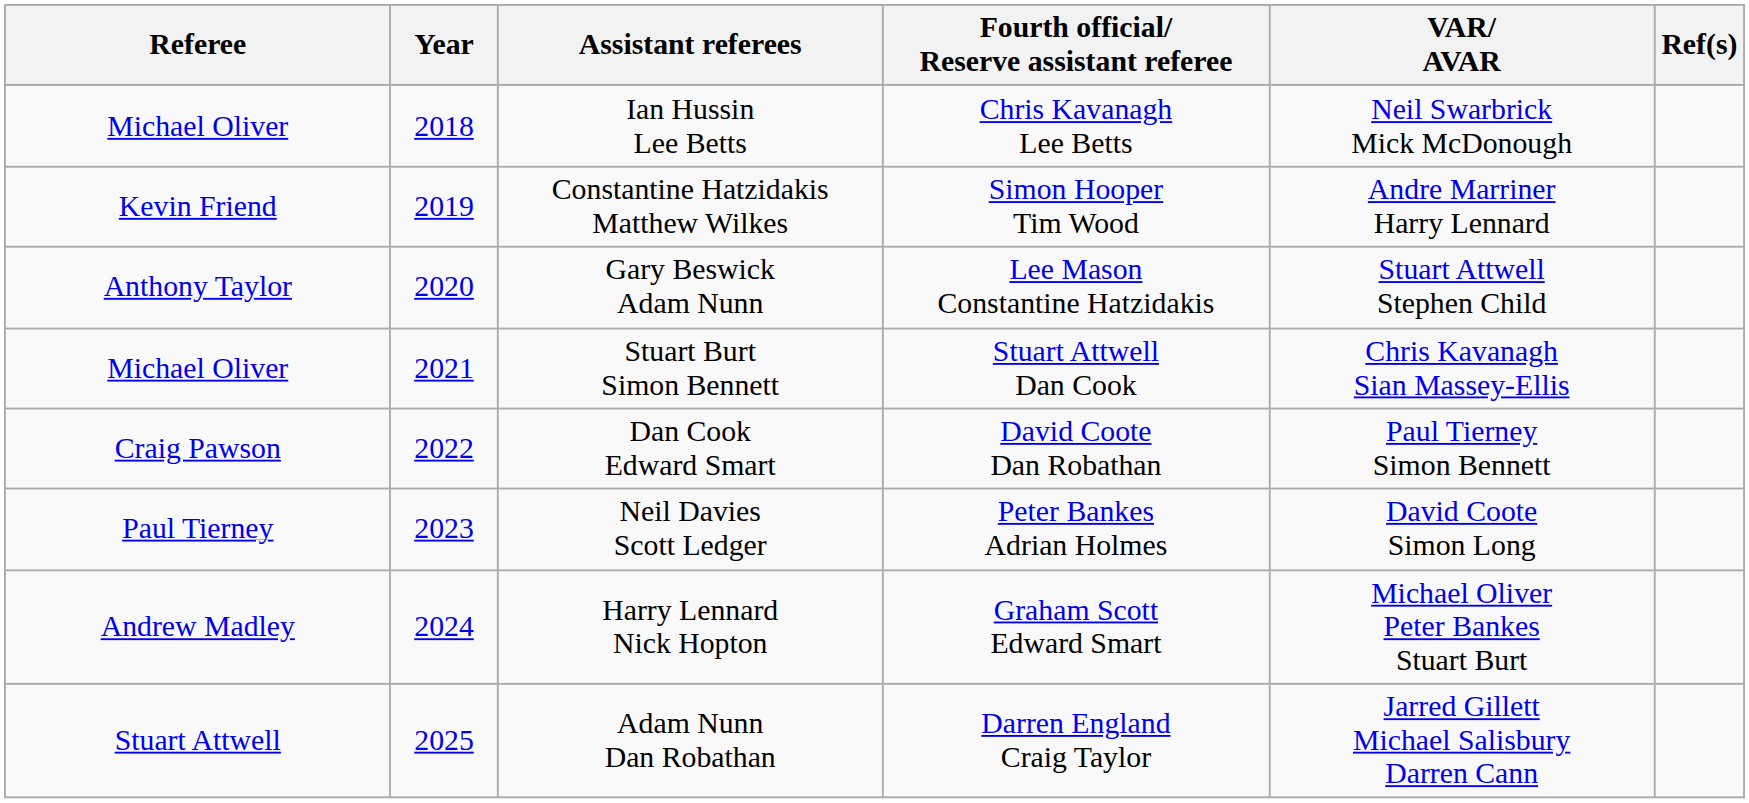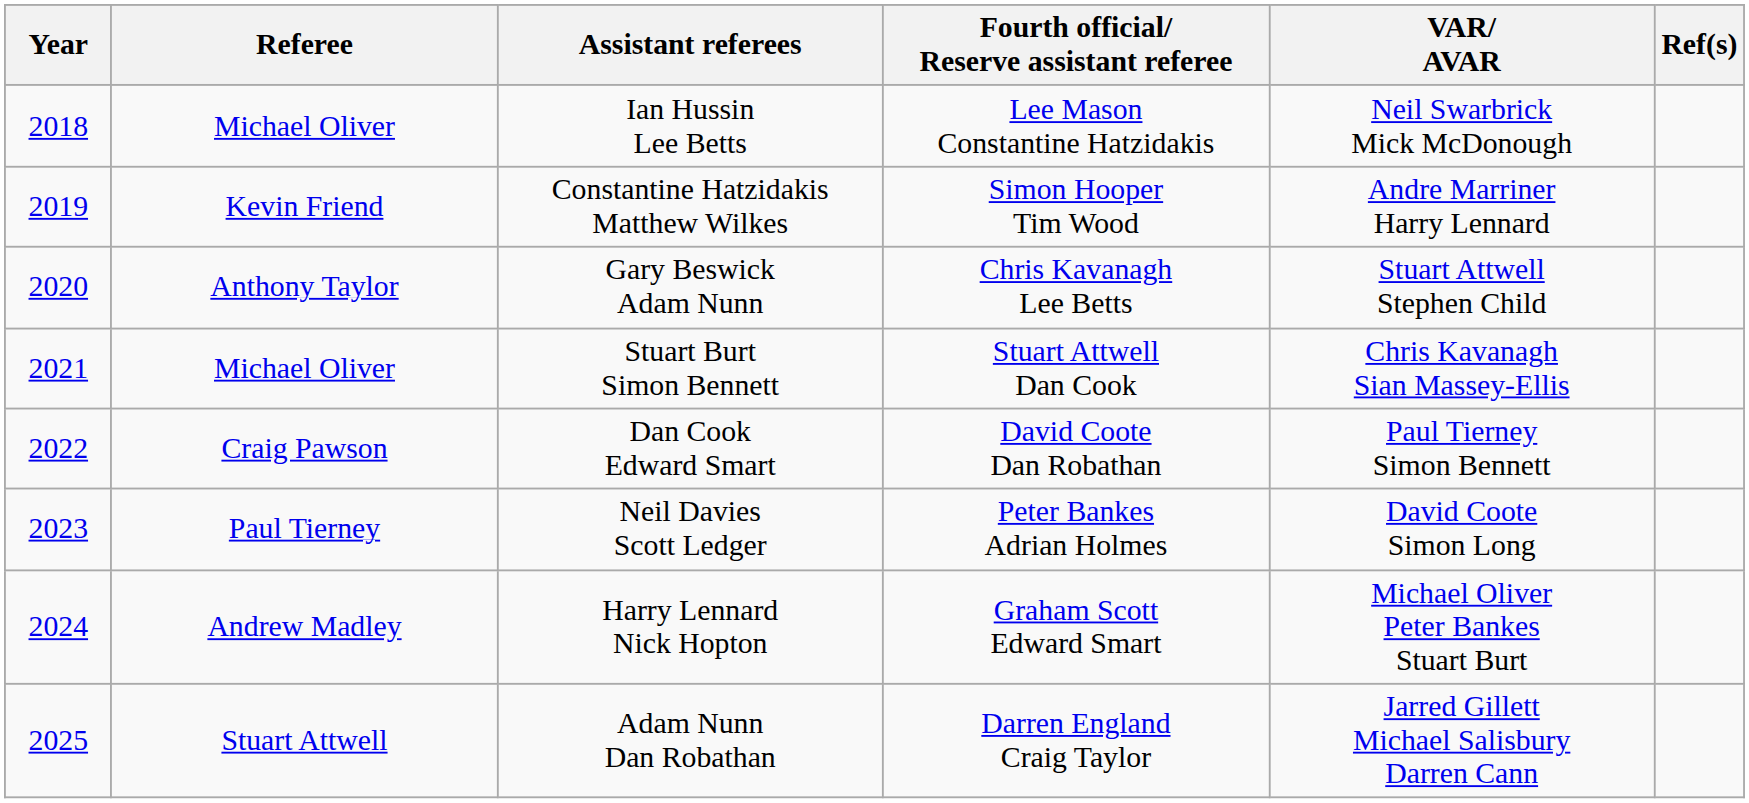columns swapped: (444, 44) <-> (198, 44)
(1076, 125) Chris Kavanagh Lee Betts -> (1076, 125) Lee Mason Constantine Hatzidakis
(1076, 286) Lee Mason Constantine Hatzidakis -> (1076, 286) Chris Kavanagh Lee Betts
